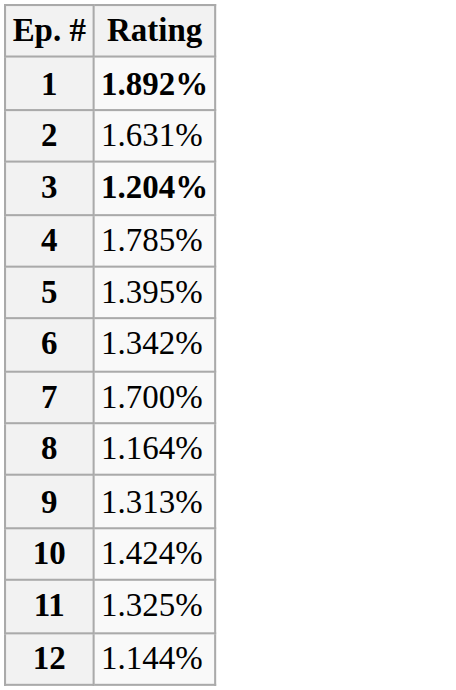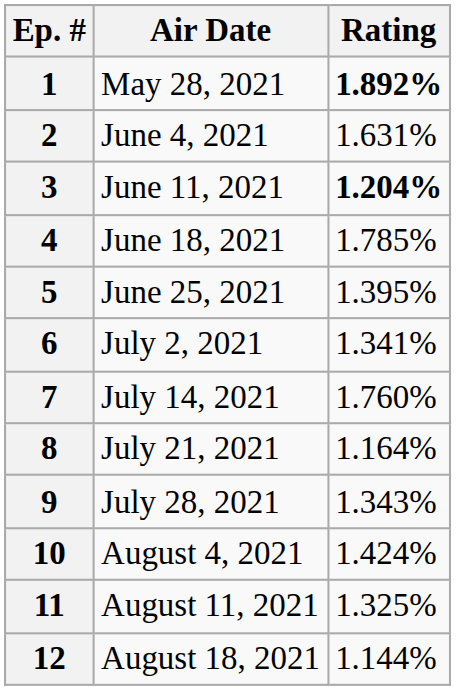+ column: (211, 30)
(152, 344) 1.342% -> (386, 344) 1.341%
(152, 396) 1.700% -> (386, 396) 1.760%
(152, 501) 1.313% -> (386, 501) 1.343%
